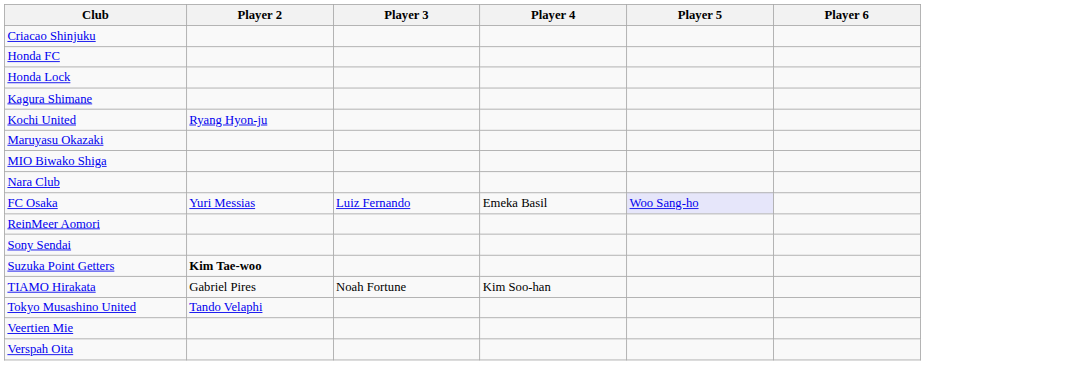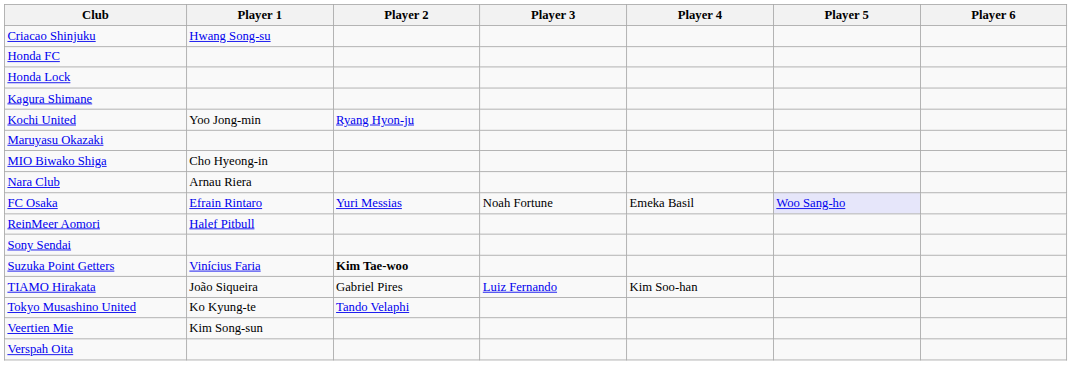+ column: (260, 15)
(373, 203) Luiz Fernando -> (518, 203) Noah Fortune
(371, 287) Noah Fortune -> (520, 287) Luiz Fernando
